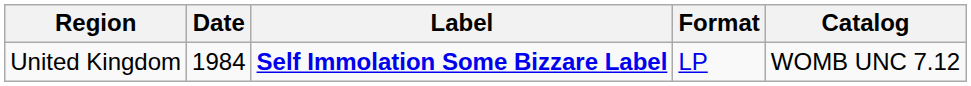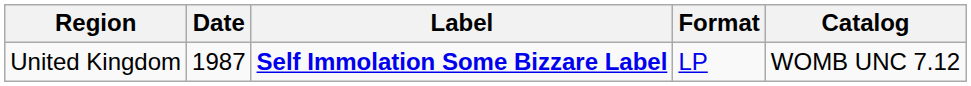(219, 61) 1984 -> (219, 61) 1987
